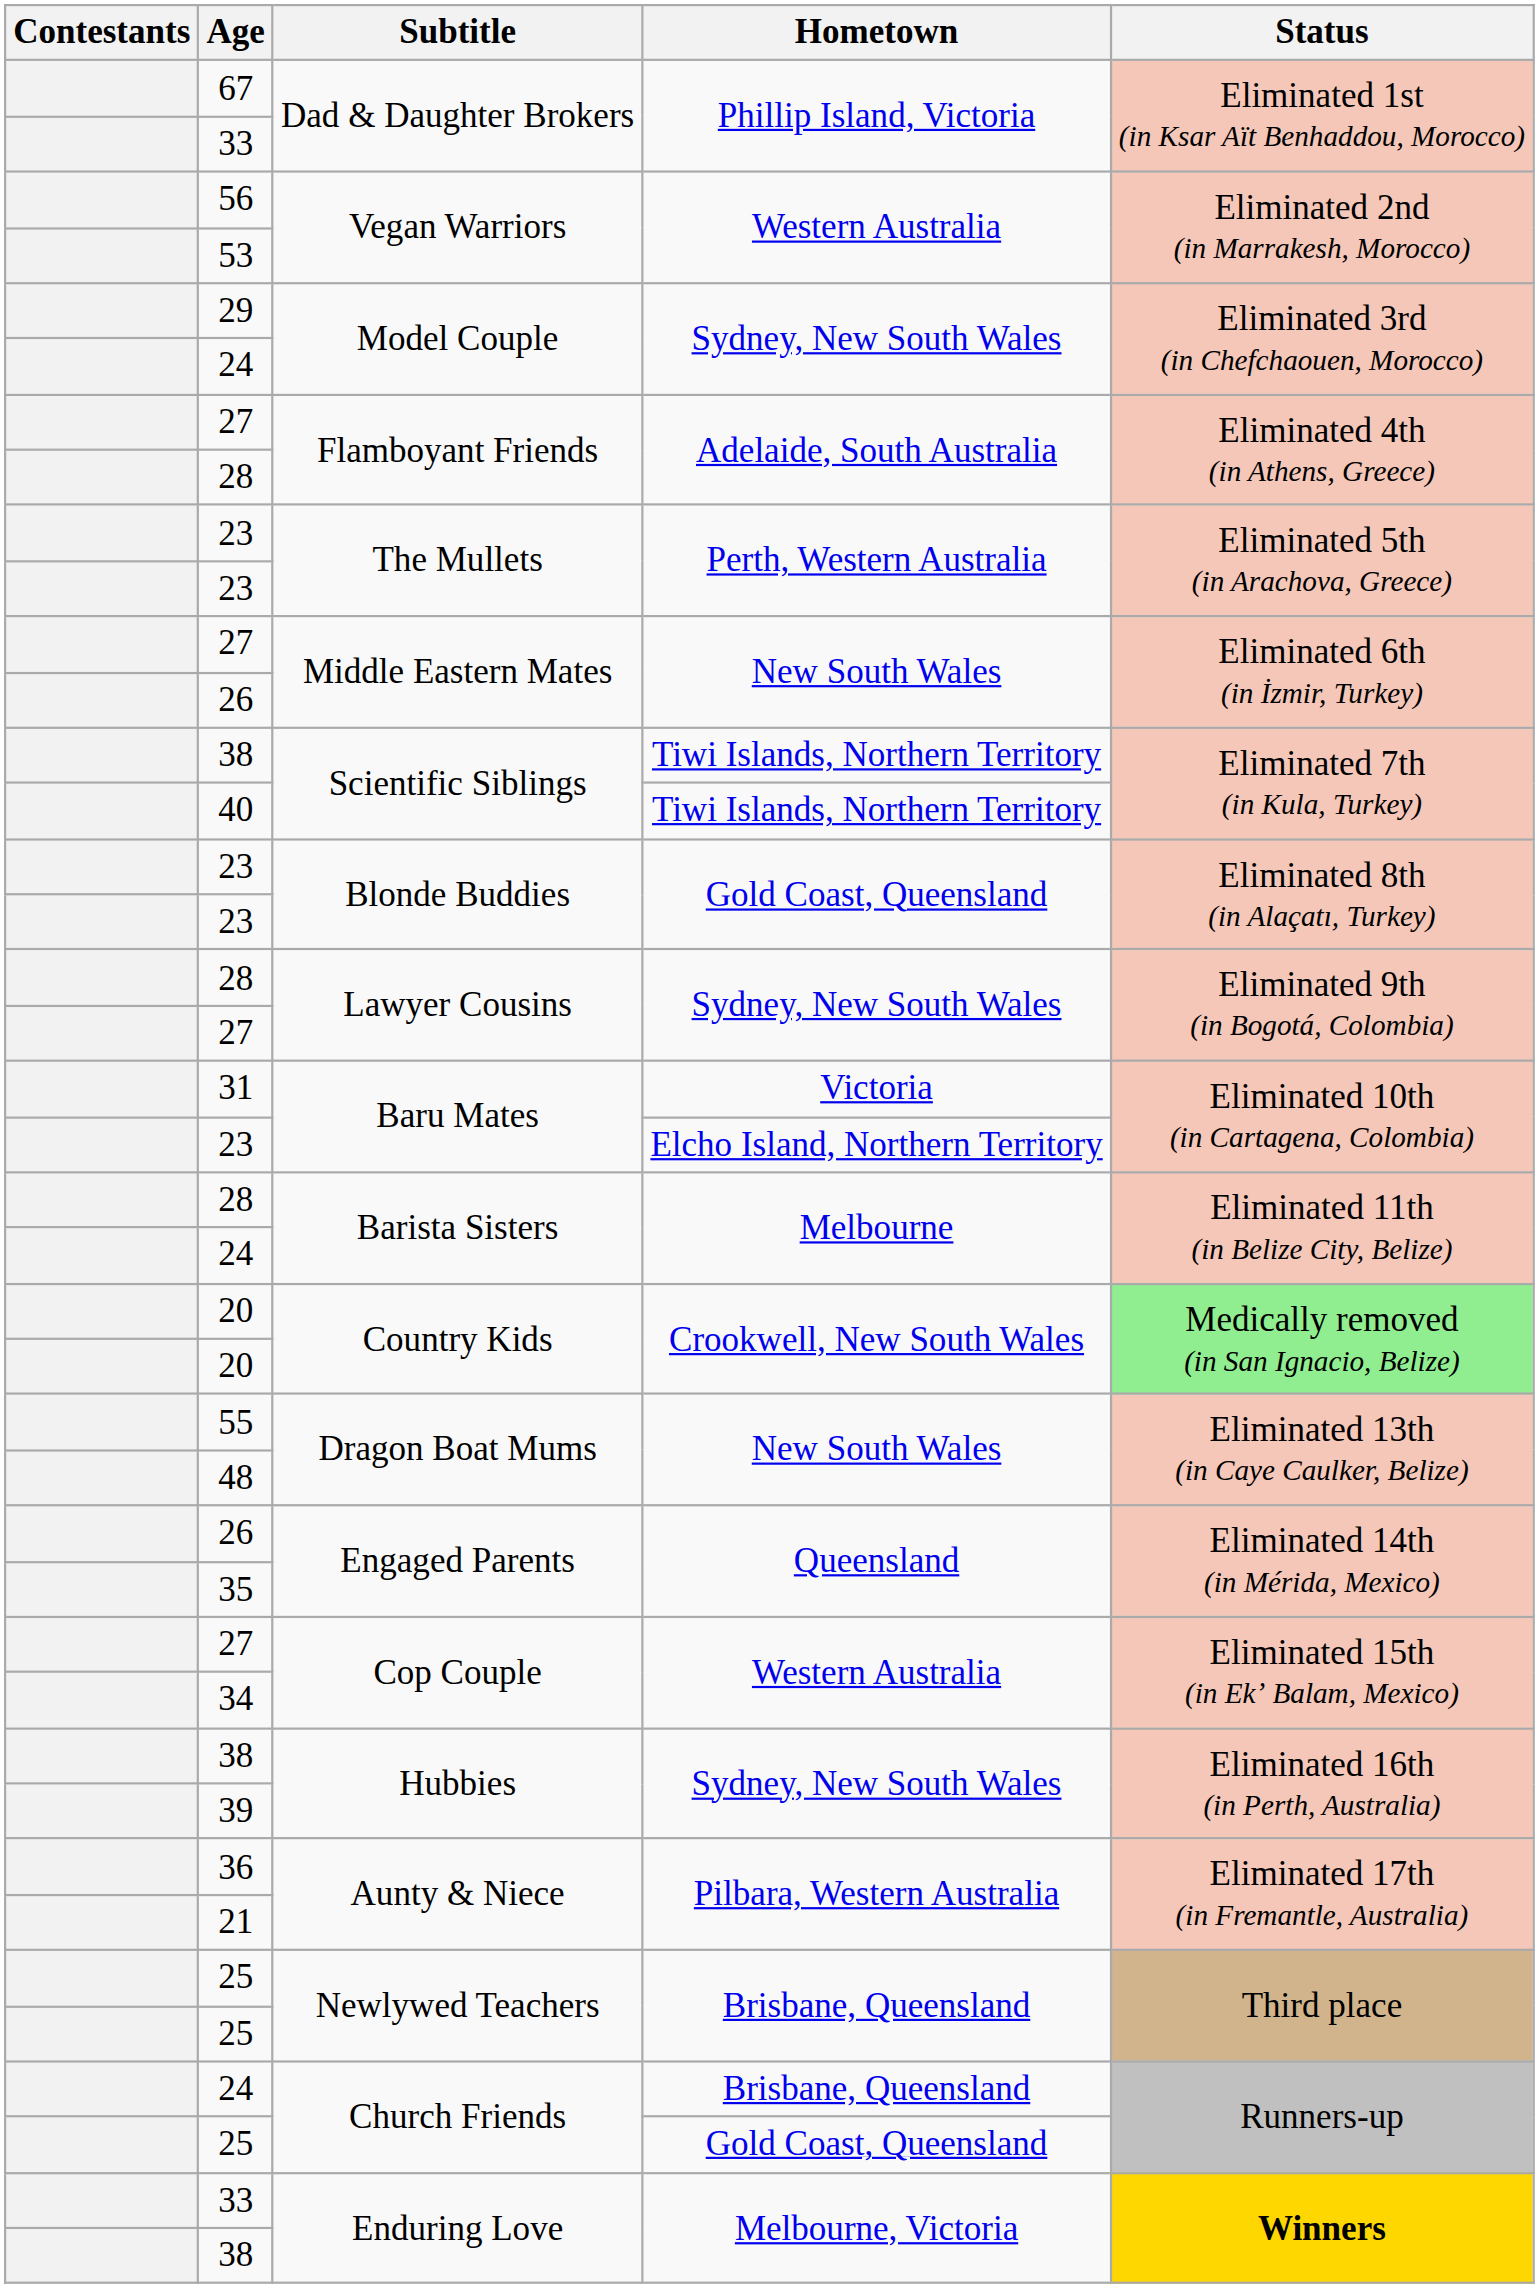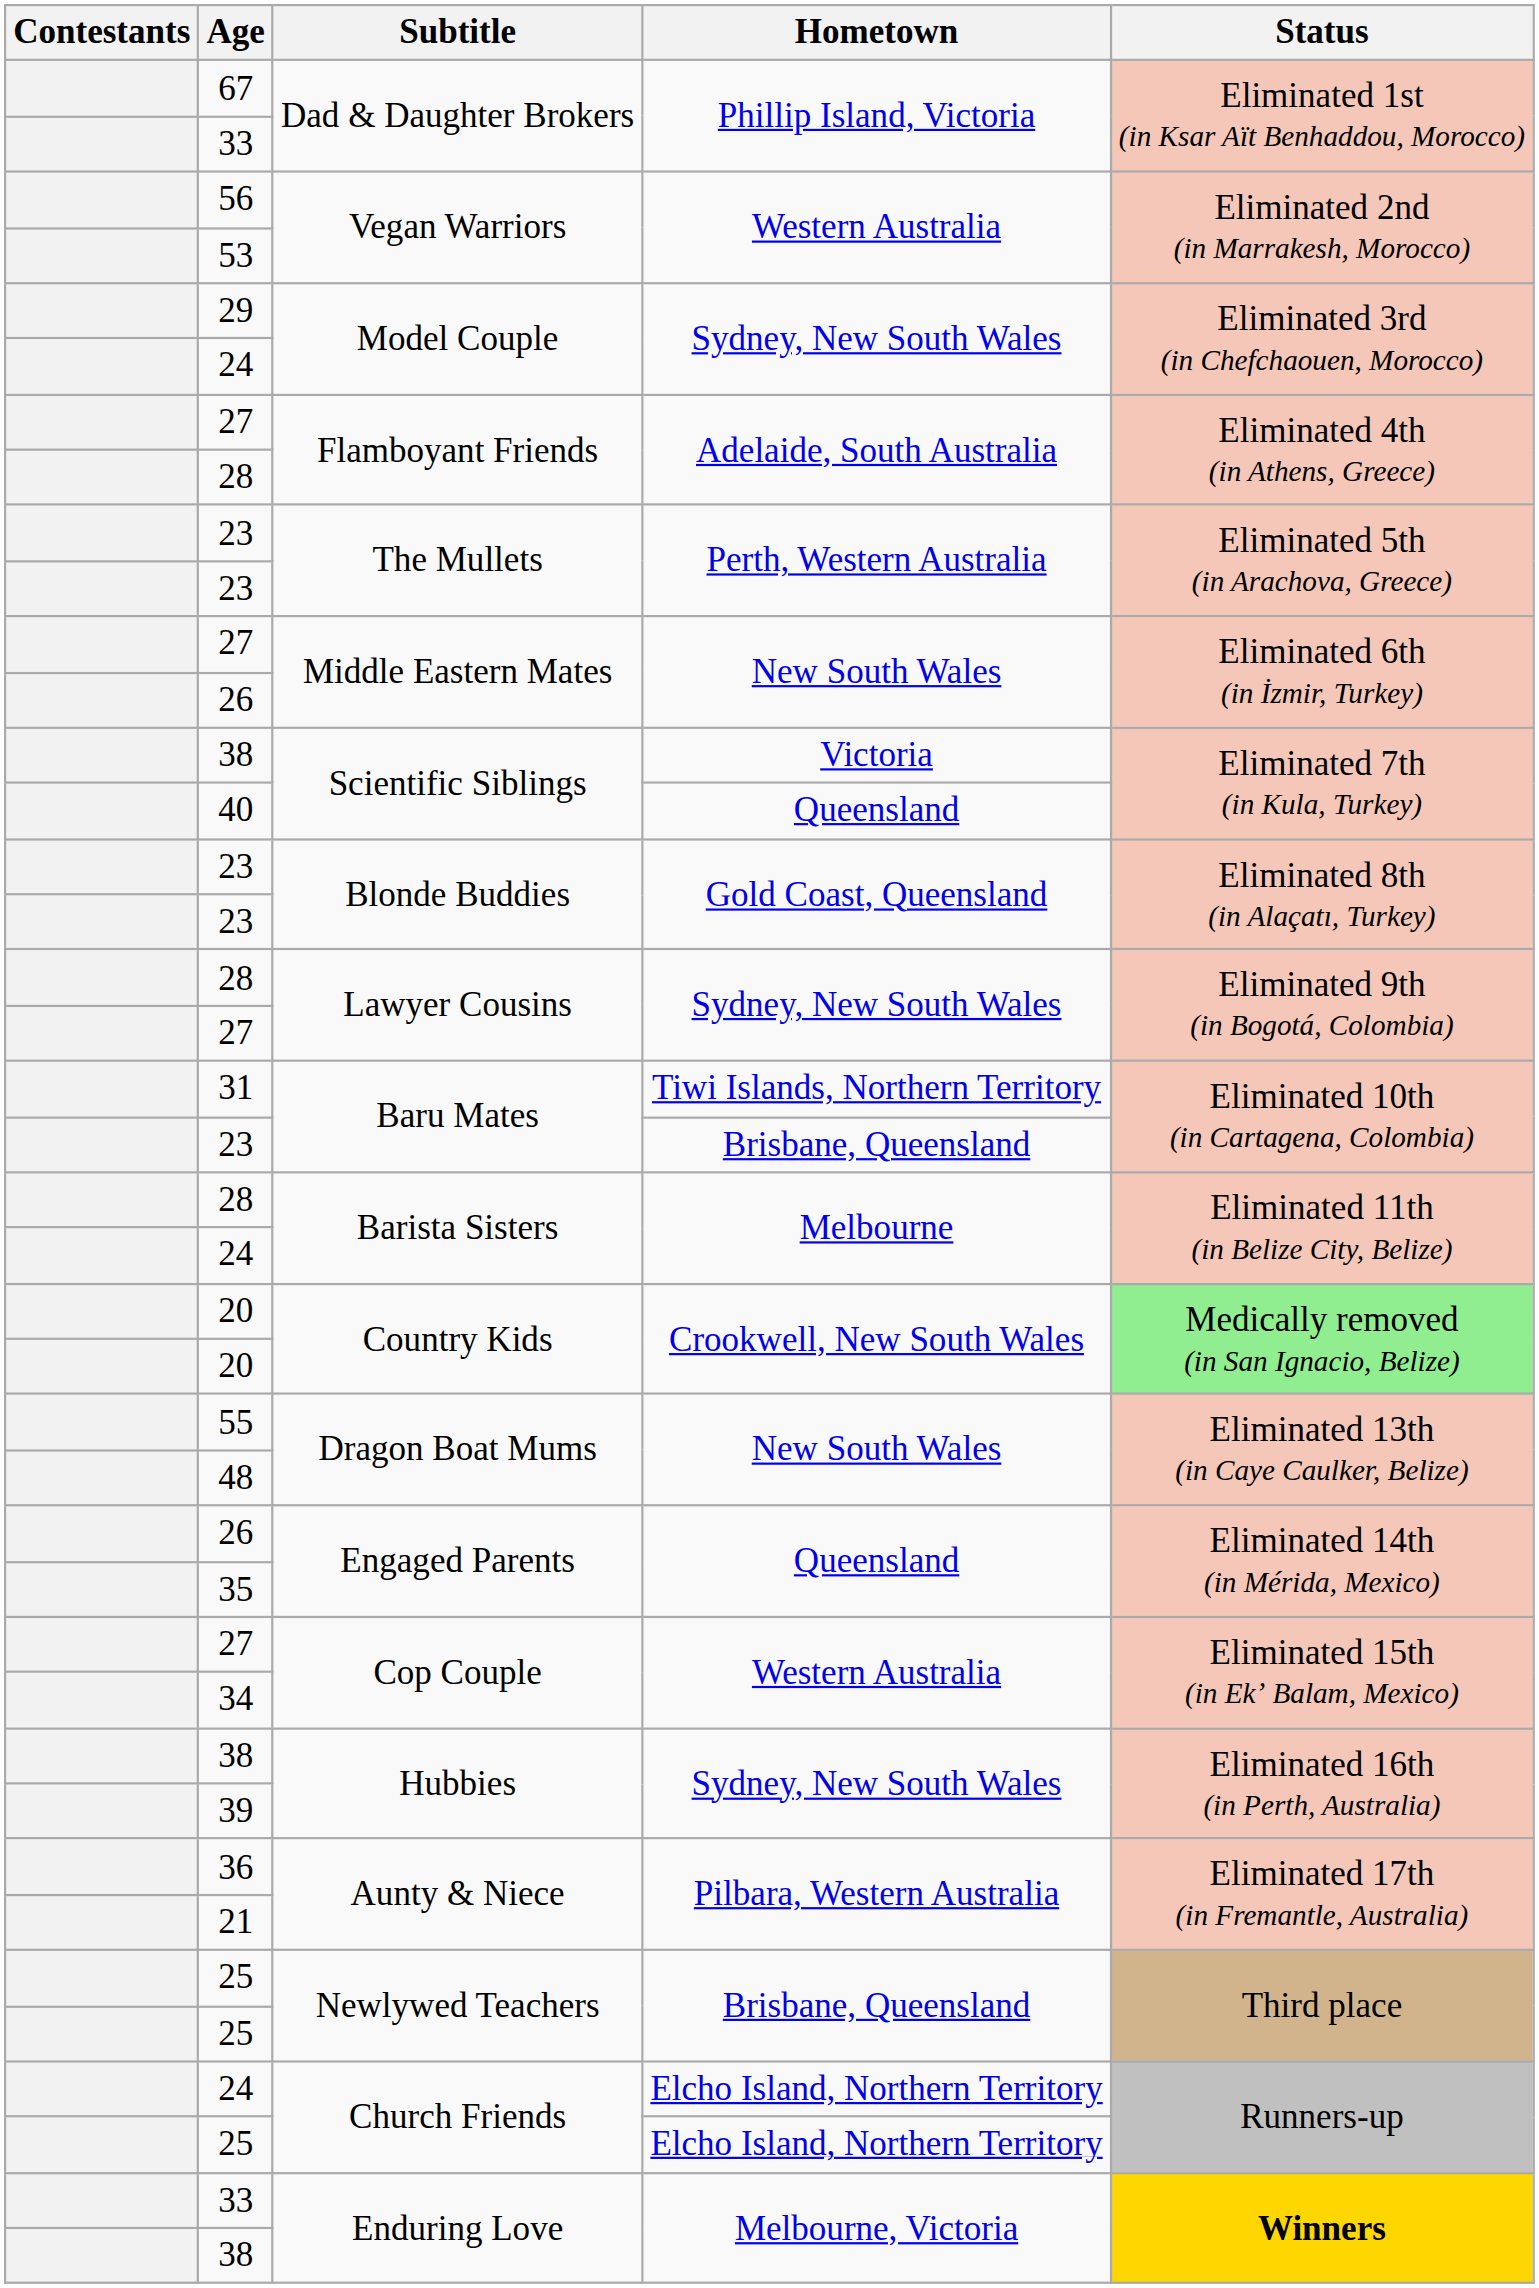(877, 754) Tiwi Islands, Northern Territory -> (877, 754) Victoria
(877, 810) Tiwi Islands, Northern Territory -> (877, 810) Queensland
(877, 1088) Victoria -> (877, 1088) Tiwi Islands, Northern Territory
(877, 1143) Elcho Island, Northern Territory -> (877, 1143) Brisbane, Queensland
(877, 2088) Brisbane, Queensland -> (877, 2088) Elcho Island, Northern Territory
(877, 2143) Gold Coast, Queensland -> (877, 2143) Elcho Island, Northern Territory
